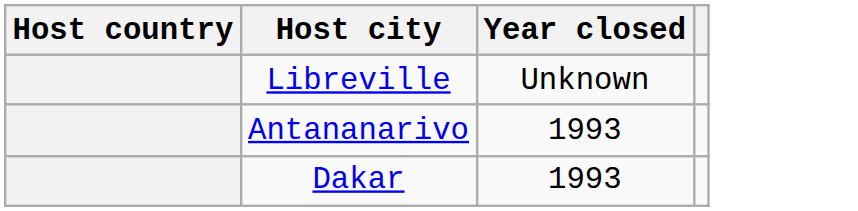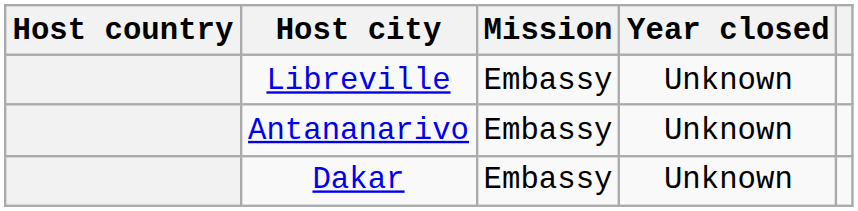+ column: (548, 30)
(585, 130) 1993 -> (728, 130) Unknown
(585, 180) 1993 -> (728, 180) Unknown
